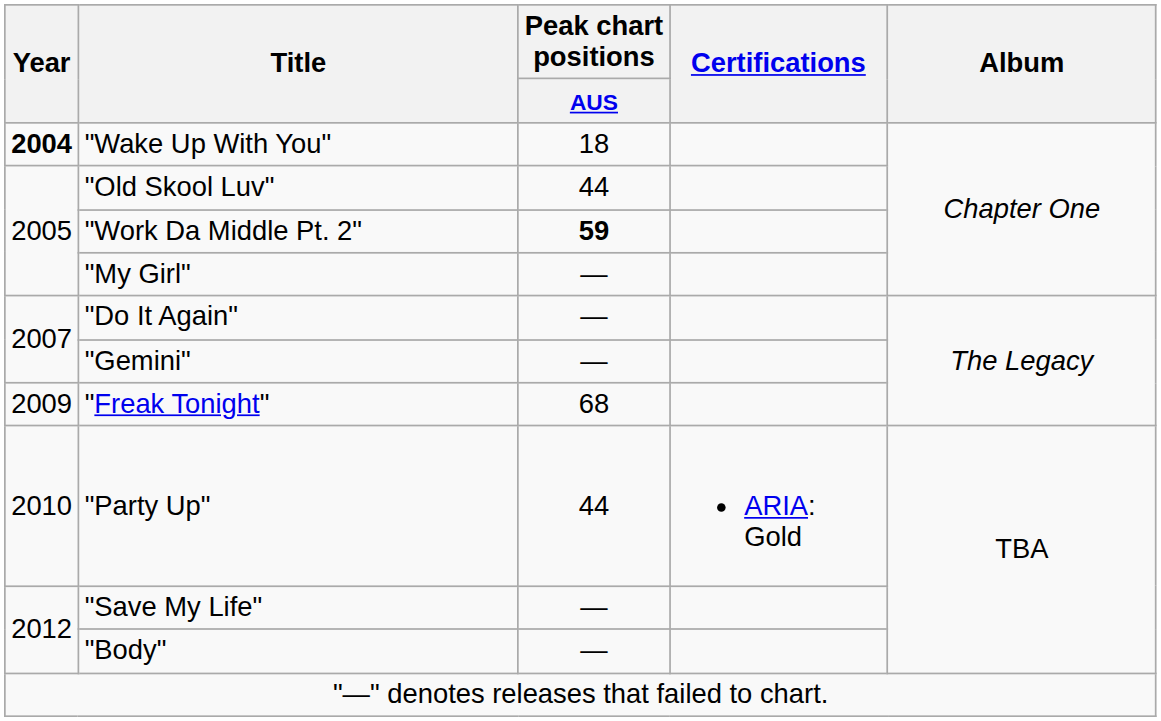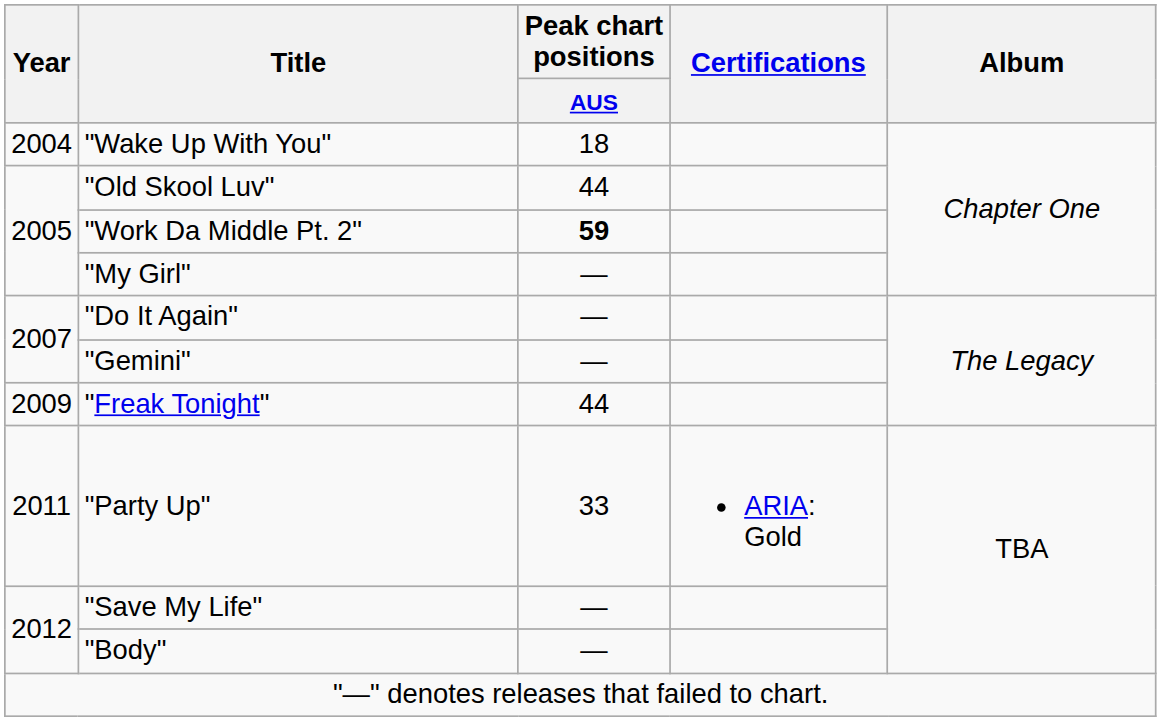(42, 143) bold -> (42, 143) normal
(594, 404) 68 -> (594, 404) 44
(42, 505) 2010 -> (42, 505) 2011
(594, 505) 44 -> (594, 505) 33
